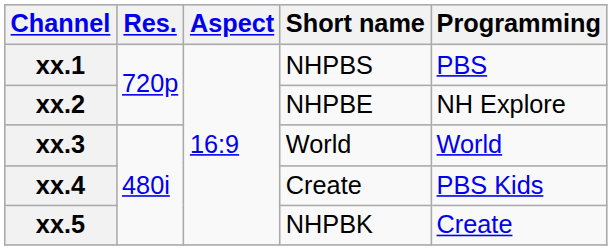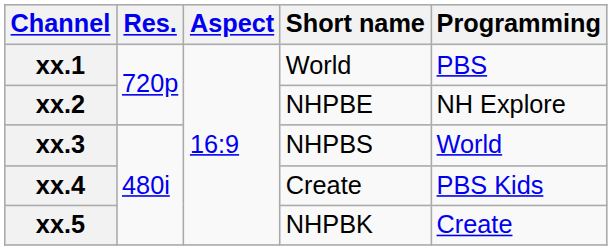(329, 64) NHPBS -> (319, 64) World
(319, 144) World -> (329, 144) NHPBS
